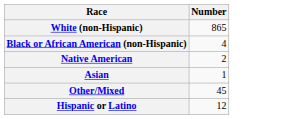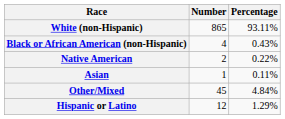+ column: (254, 12)
